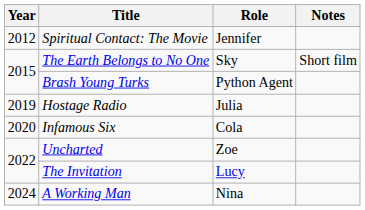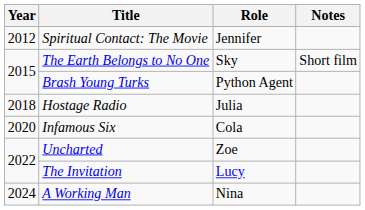(22, 104) 2019 -> (22, 104) 2018
